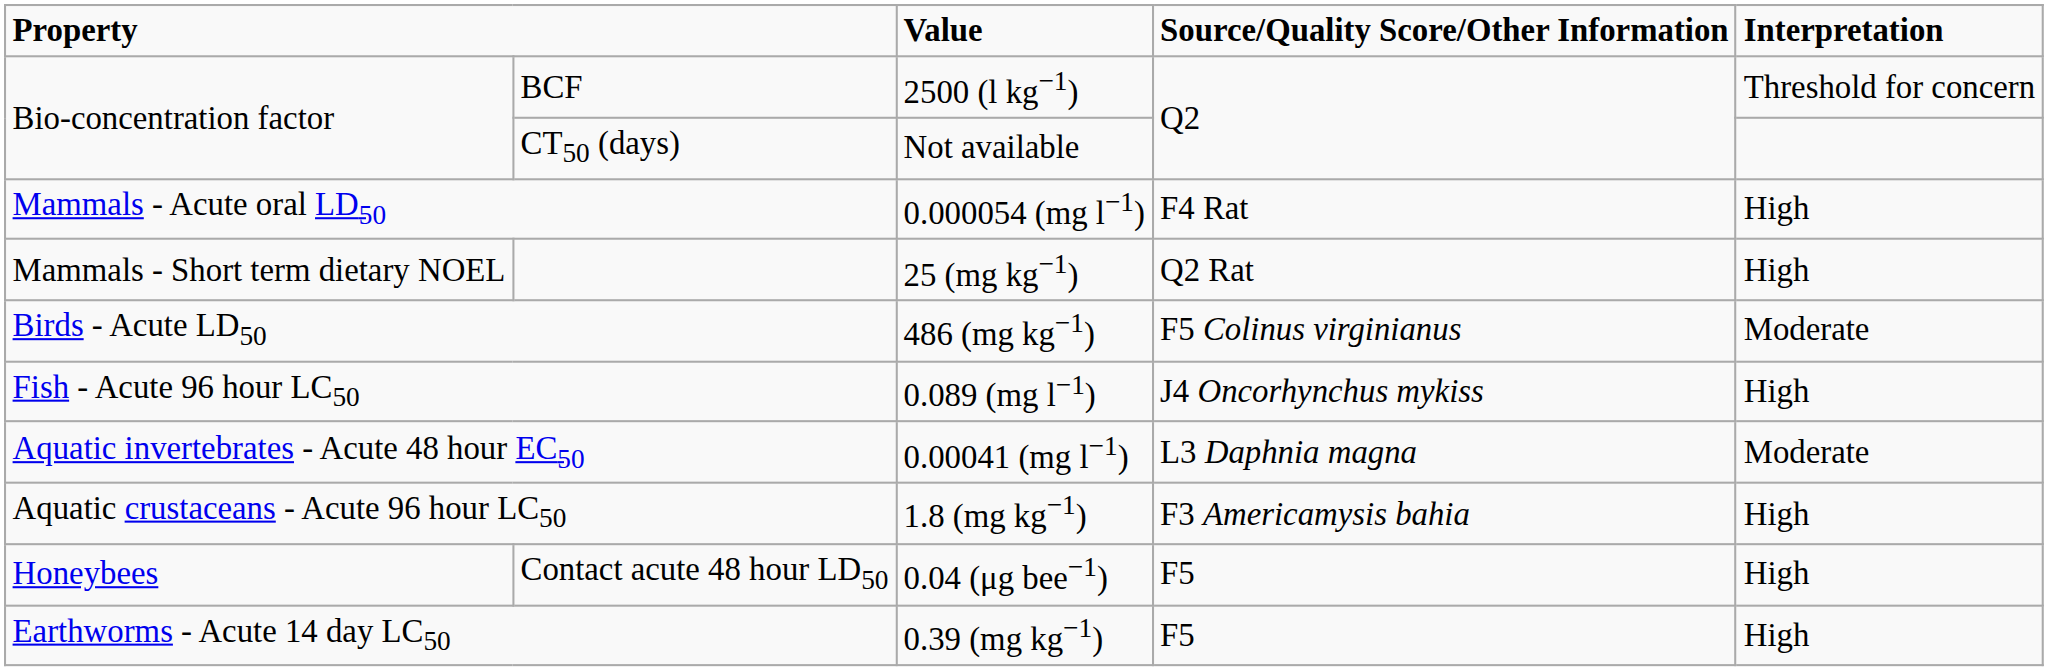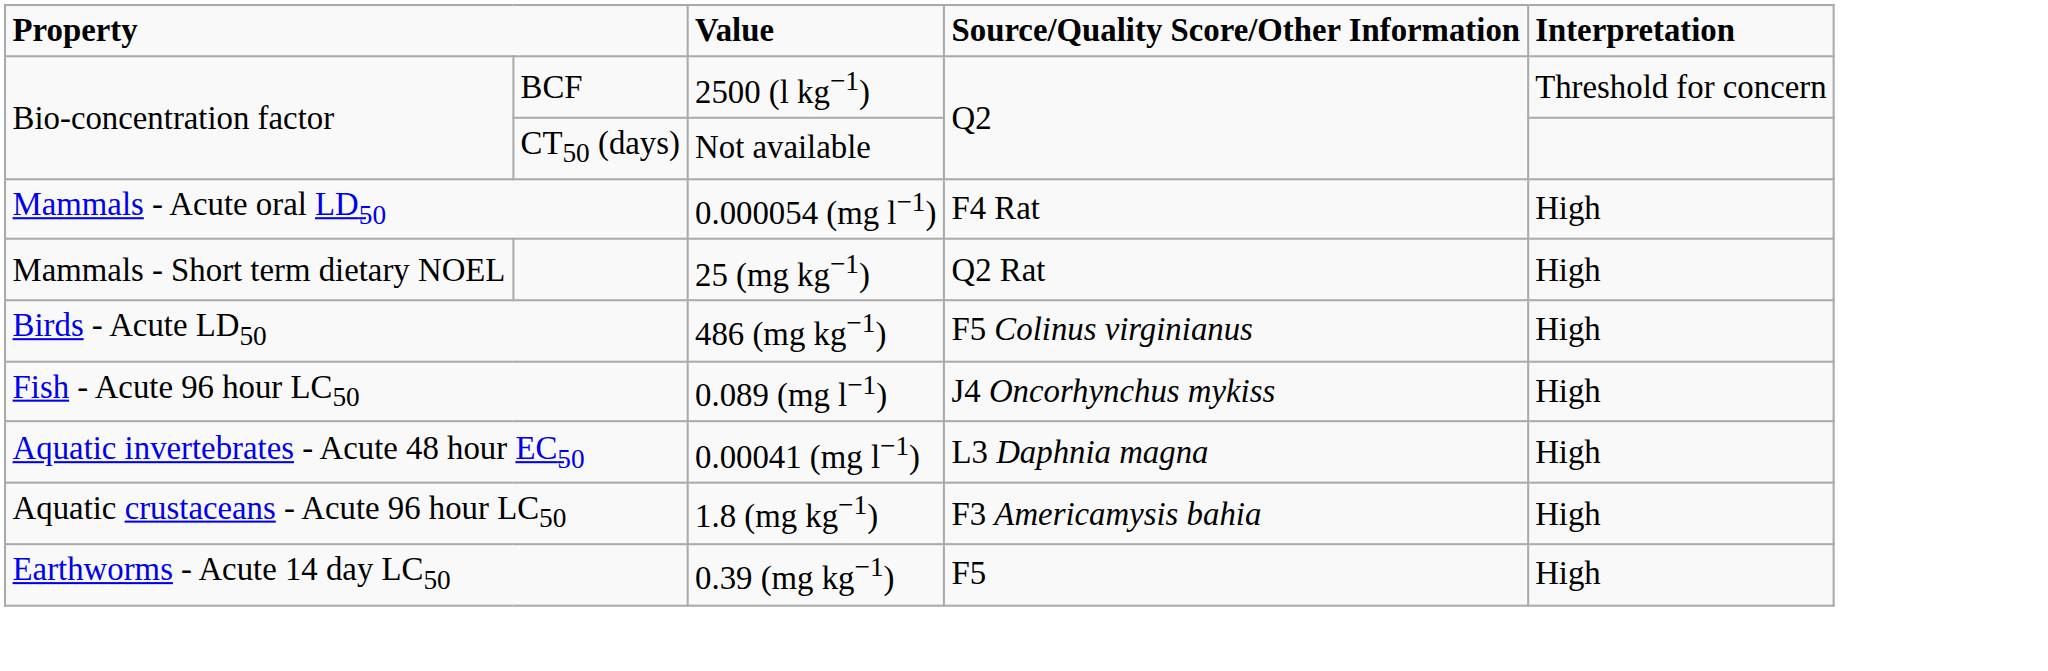(1807, 330) Moderate -> (1568, 330) High
(1807, 452) Moderate -> (1568, 452) High
- row: (704, 573)
